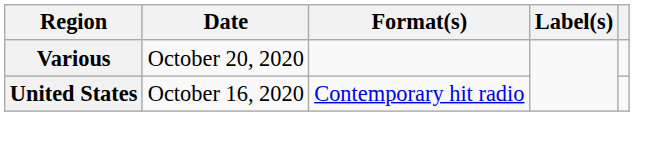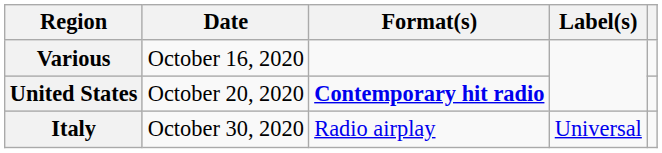(226, 57) October 20, 2020 -> (226, 57) October 16, 2020
(226, 93) October 16, 2020 -> (226, 93) October 20, 2020
(419, 93) normal -> (429, 93) bold
+ row: (74, 128)
